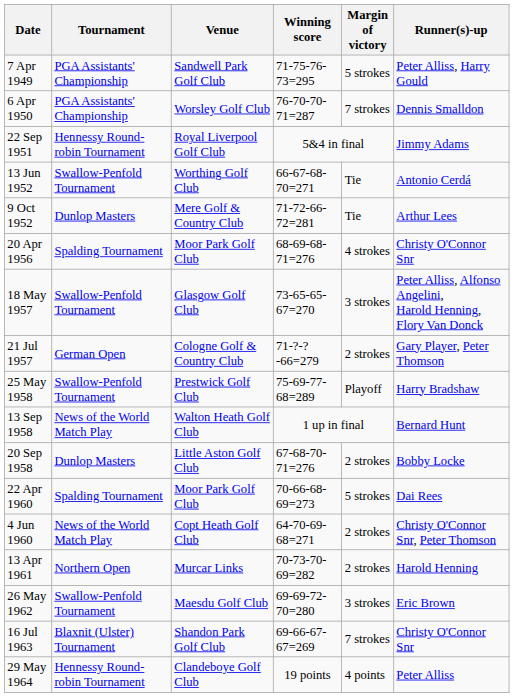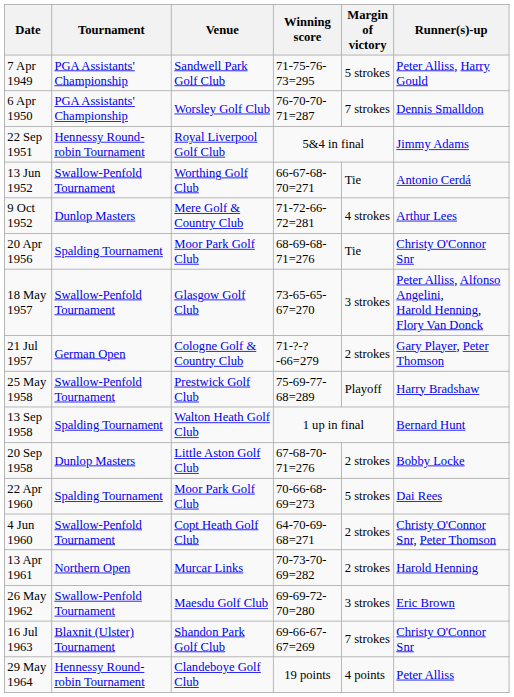(353, 216) Tie -> (367, 216) 4 strokes
(367, 251) 4 strokes -> (353, 251) Tie
(102, 424) News of the World Match Play -> (109, 424) Spalding Tournament
(102, 532) News of the World Match Play -> (98, 532) Swallow-Penfold Tournament
